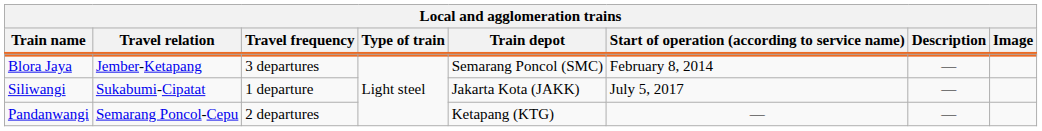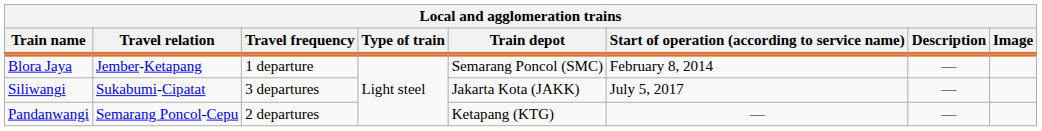(282, 66) 3 departures -> (279, 66) 1 departure
(279, 89) 1 departure -> (282, 89) 3 departures
